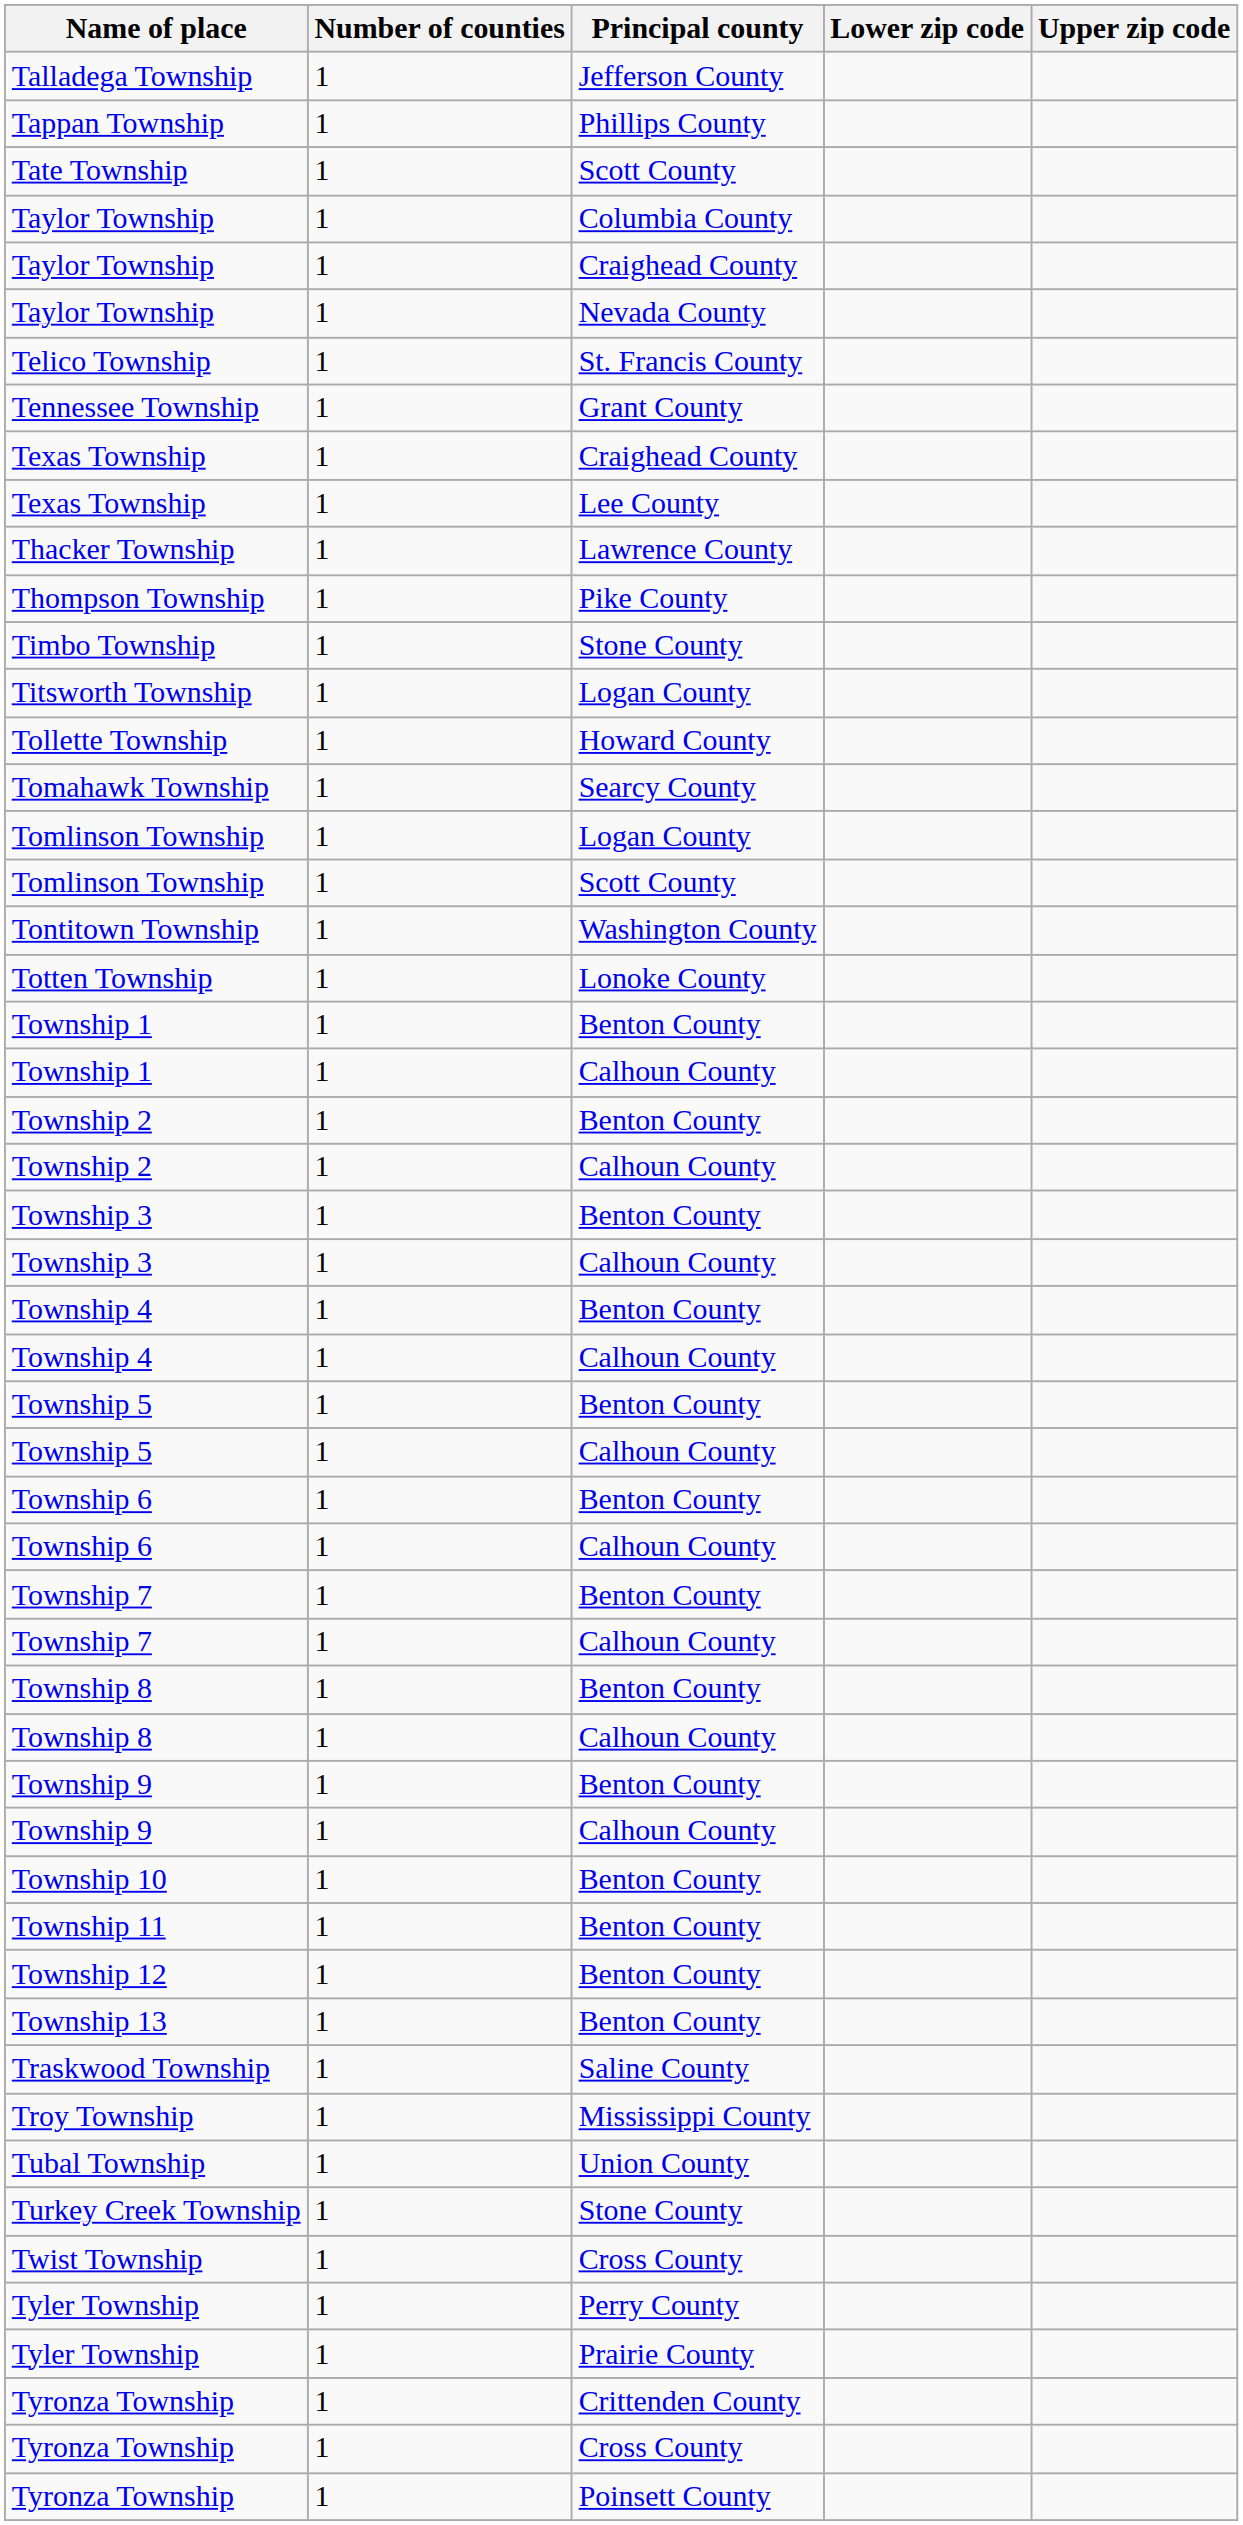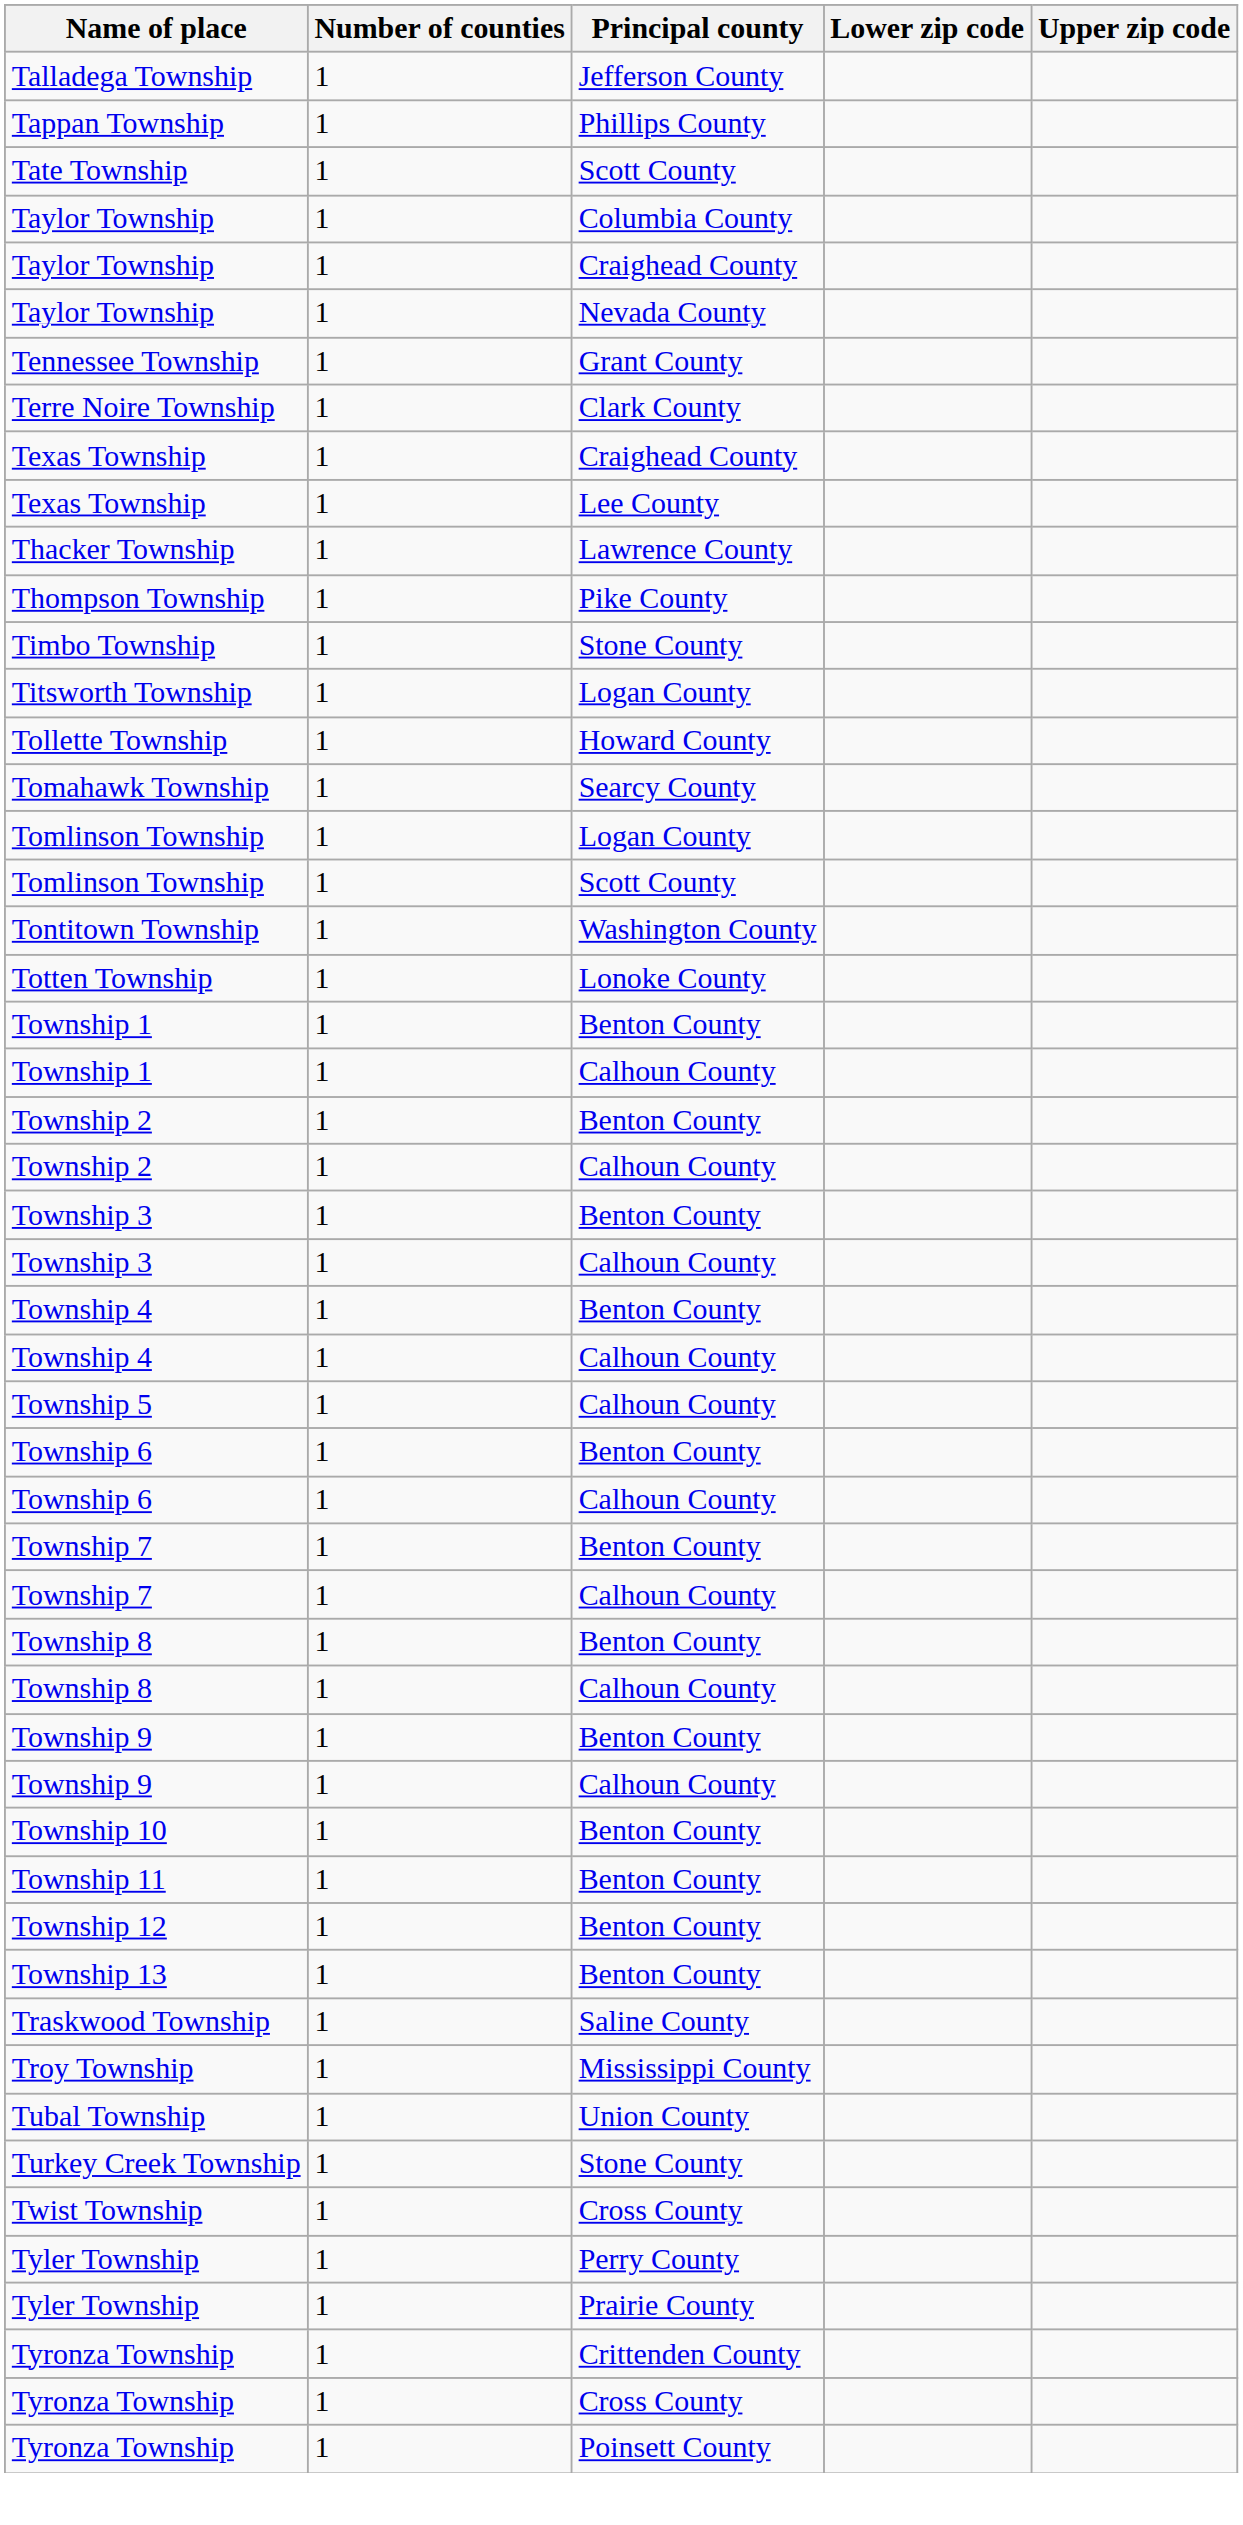- row: (111, 360)
+ row: (143, 407)
- row: (82, 1404)
